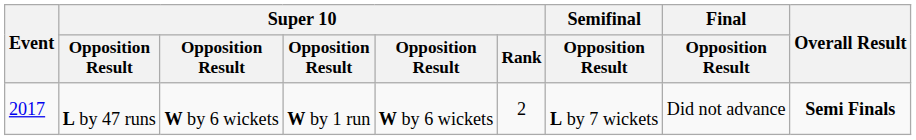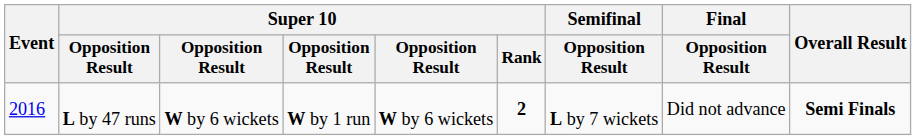(27, 108) 2017 -> (27, 108) 2016
(522, 108) normal -> (522, 108) bold
